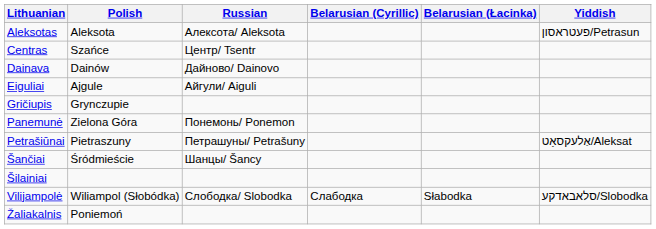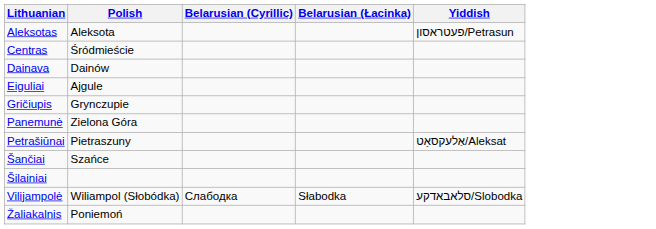- column: (245, 13)
(90, 50) Szańce -> (102, 50) Śródmieście
(102, 159) Śródmieście -> (90, 159) Szańce
